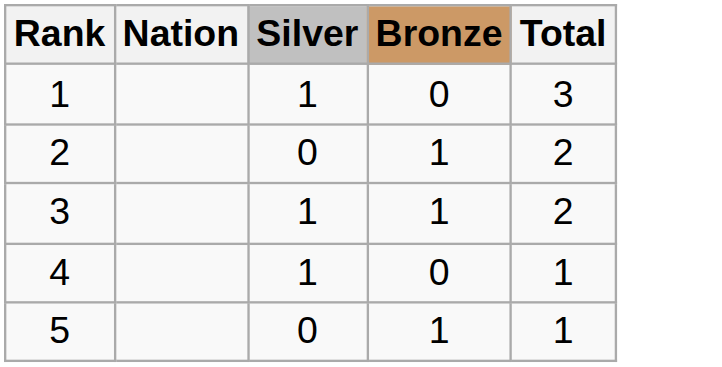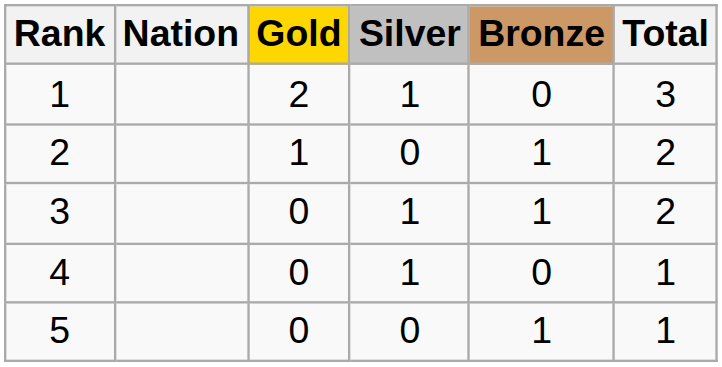+ column: (299, 34)
